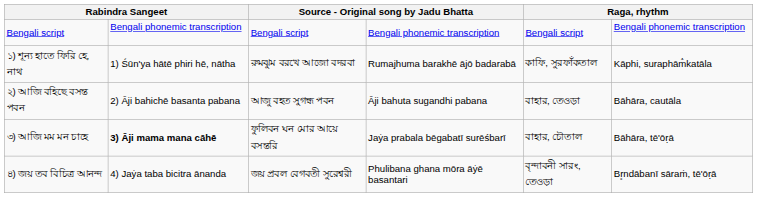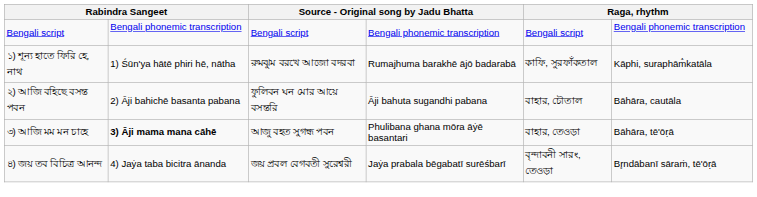(292, 100) আজু বহত সুগন্ধ পবন -> (294, 100) ফুলিবন ঘন মোর আয়ে বসন্তরি
(553, 100) বাহার, তেওড়া -> (554, 100) বাহার, চৌতাল
(294, 137) ফুলিবন ঘন মোর আয়ে বসন্তরি -> (292, 132) আজু বহত সুগন্ধ পবন
(437, 137) Jaẏa prabala bēgabatī surēśbarī -> (425, 132) Phulibana ghana mōra āẏē basantari
(554, 137) বাহার, চৌতাল -> (553, 132) বাহার, তেওড়া
(425, 174) Phulibana ghana mōra āẏē basantari -> (437, 163) Jaẏa prabala bēgabatī surēśbarī
